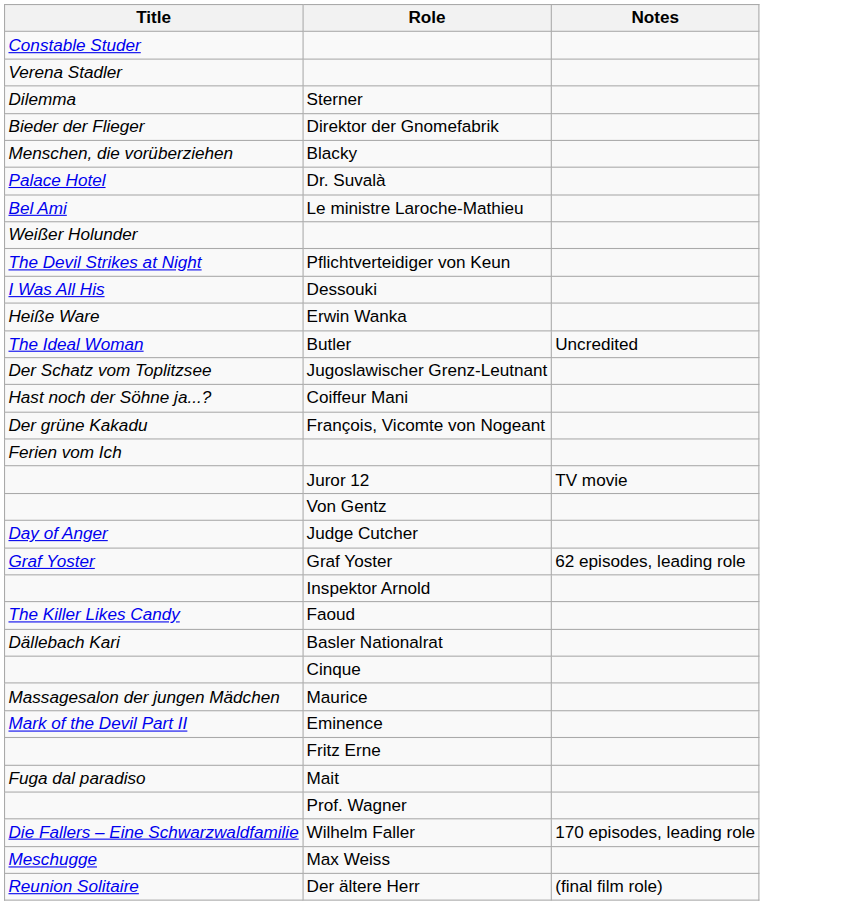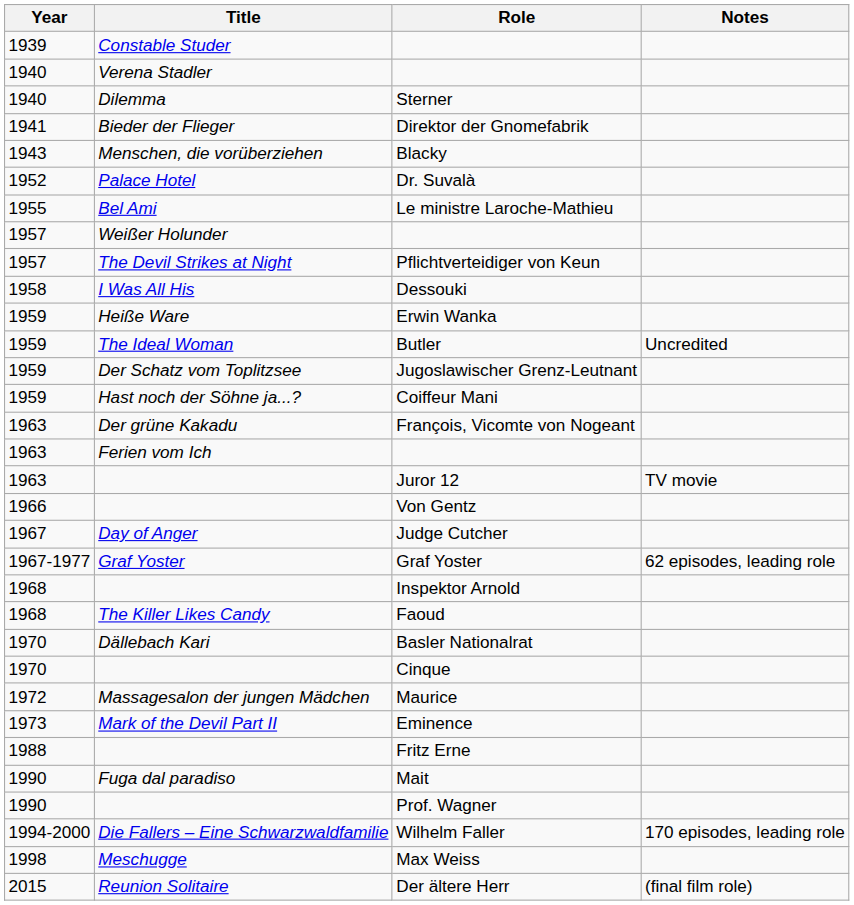+ column: (49, 18)
